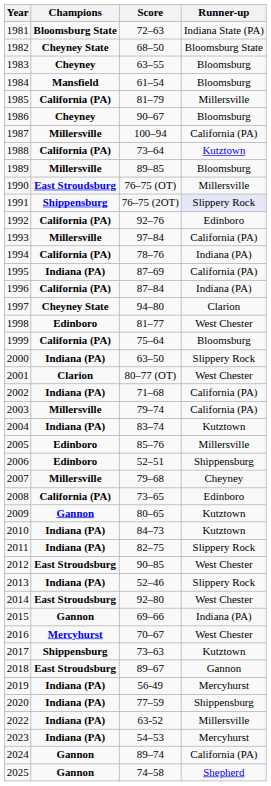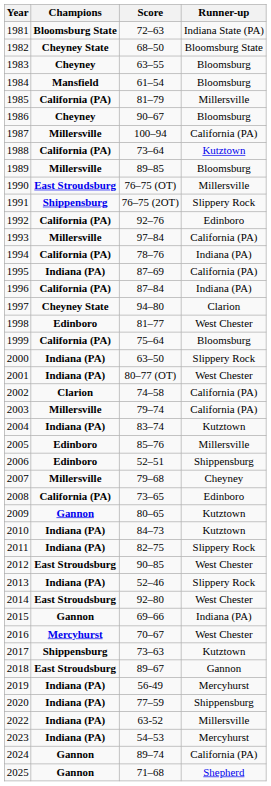(224, 202) lavender background -> (224, 202) no background
(75, 375) Clarion -> (75, 375) Indiana (PA)
(75, 392) Indiana (PA) -> (75, 392) Clarion
(150, 392) 71–68 -> (150, 392) 74–58
(150, 772) 74–58 -> (150, 772) 71–68
